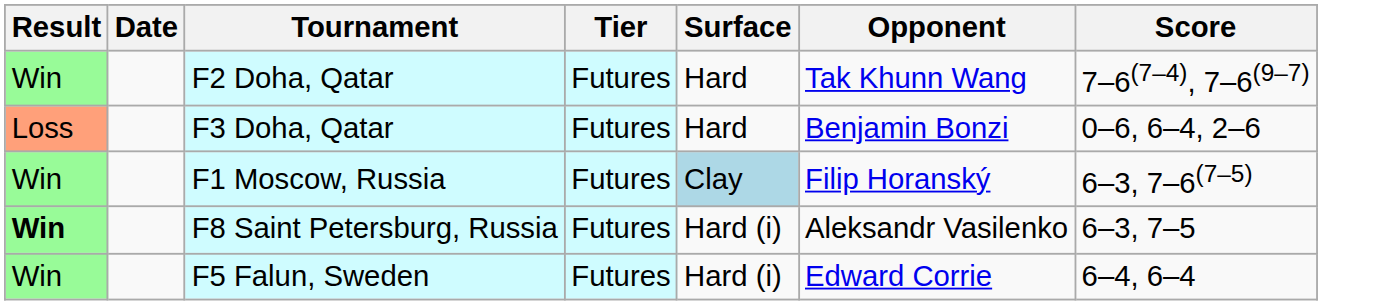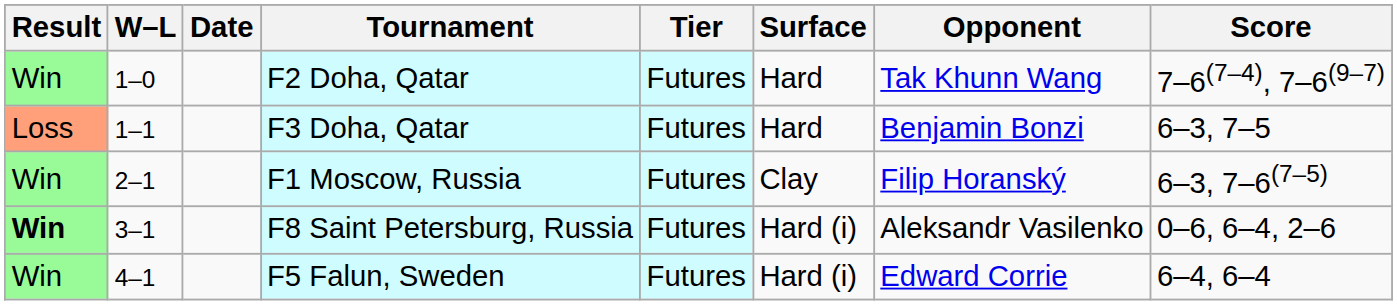+ column: (146, 27)
(1171, 128) 0–6, 6–4, 2–6 -> (1214, 128) 6–3, 7–5
(713, 178) lightblue background -> (789, 178) no background
(1139, 229) 6–3, 7–5 -> (1246, 229) 0–6, 6–4, 2–6
